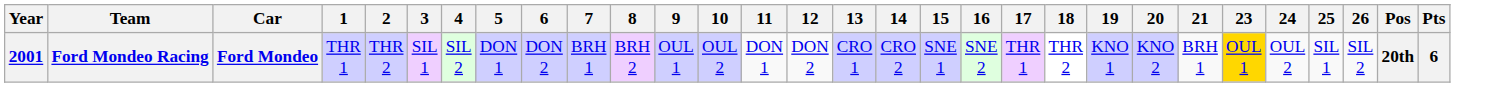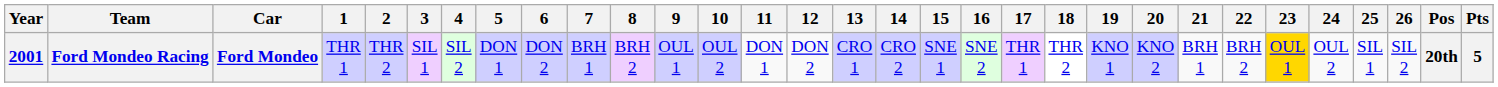+ column: (1244, 18)
(1434, 56) 6 -> (1478, 56) 5
